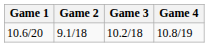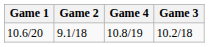columns swapped: (129, 13) <-> (179, 13)
